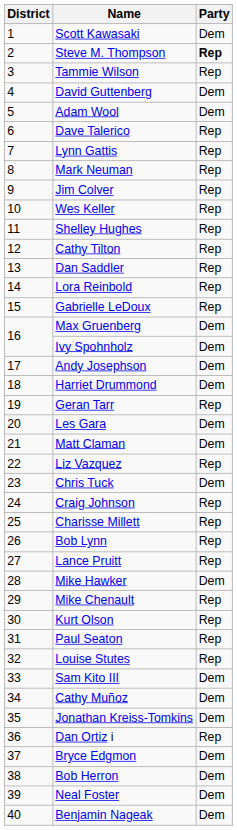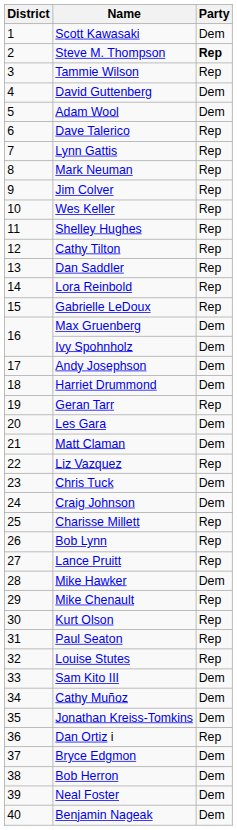(210, 502) Rep -> (212, 502) Dem
